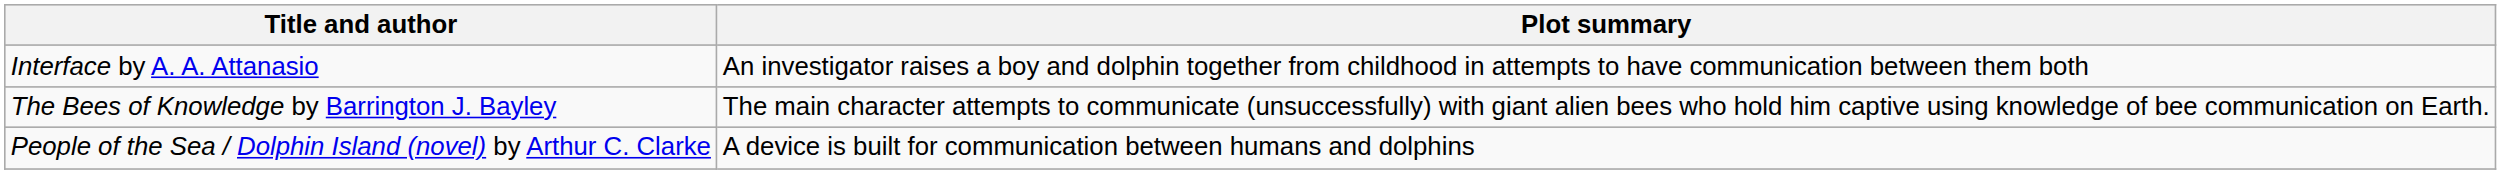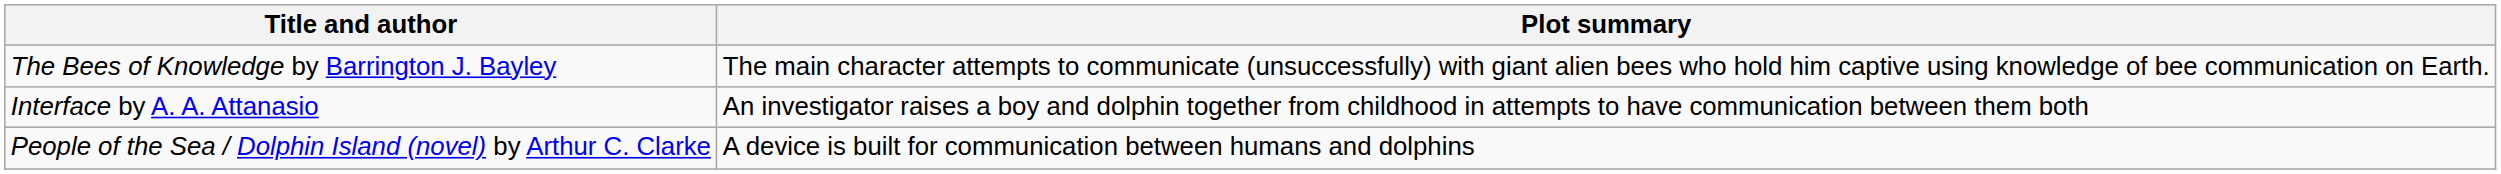rows swapped: (284, 106) <-> (165, 65)
